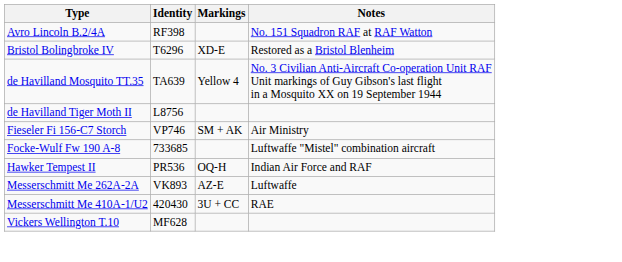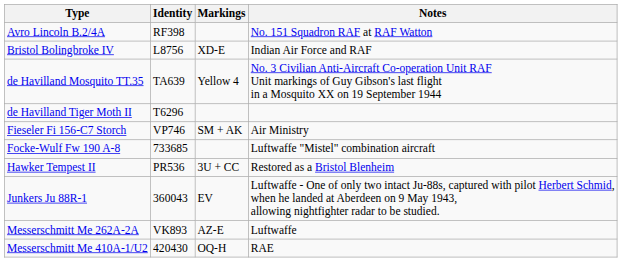(168, 50) T6296 -> (168, 50) L8756
(322, 50) Restored as a Bristol Blenheim -> (311, 50) Indian Air Force and RAF
(168, 112) L8756 -> (168, 112) T6296
(212, 167) OQ-H -> (218, 167) 3U + CC
(311, 167) Indian Air Force and RAF -> (322, 167) Restored as a Bristol Blenheim
+ row: (47, 198)
(218, 203) 3U + CC -> (212, 248) OQ-H
- row: (63, 222)
